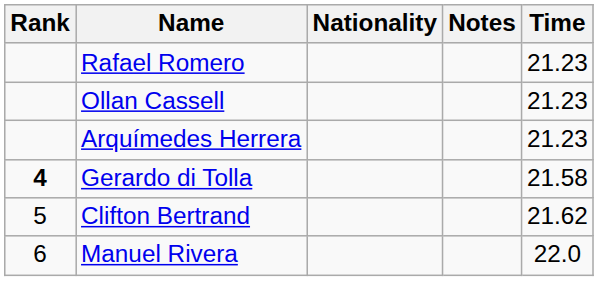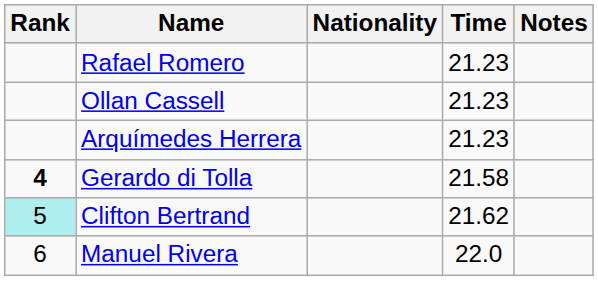columns swapped: (557, 23) <-> (482, 23)
(40, 216) no background -> (40, 216) paleturquoise background
